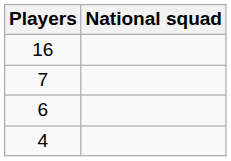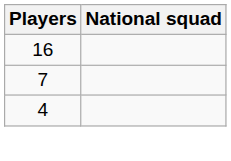- row: (43, 110)
